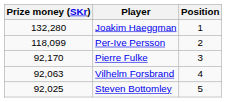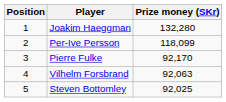columns swapped: (200, 12) <-> (49, 12)
